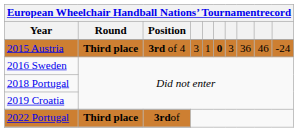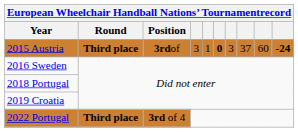(167, 48) 3rd of 4 -> (167, 48) 3rdof
(246, 48) 36 -> (246, 48) 37
(263, 48) 46 -> (263, 48) 60
(283, 48) normal -> (283, 48) bold
(167, 118) 3rdof -> (167, 118) 3rd of 4
